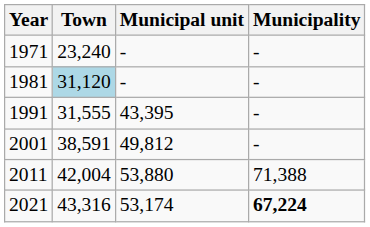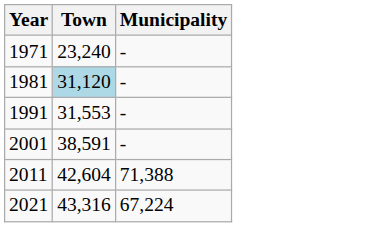- column: (182, 19)
(84, 112) 31,555 -> (84, 112) 31,553
(84, 174) 42,004 -> (84, 174) 42,604
(280, 205) bold -> (147, 205) normal
